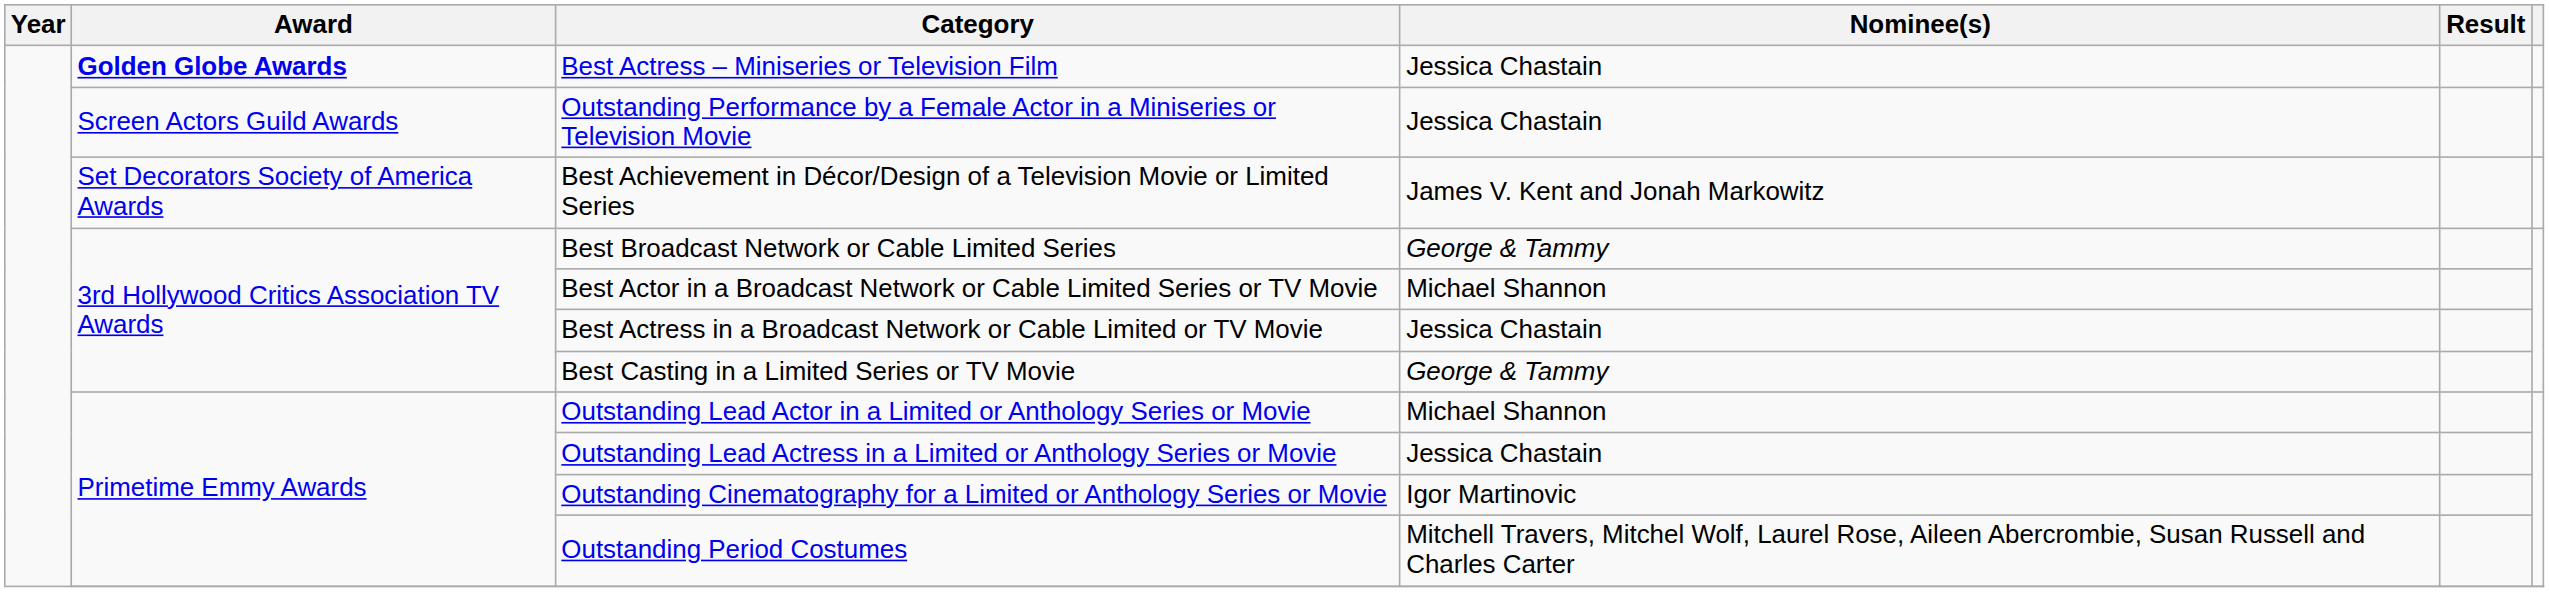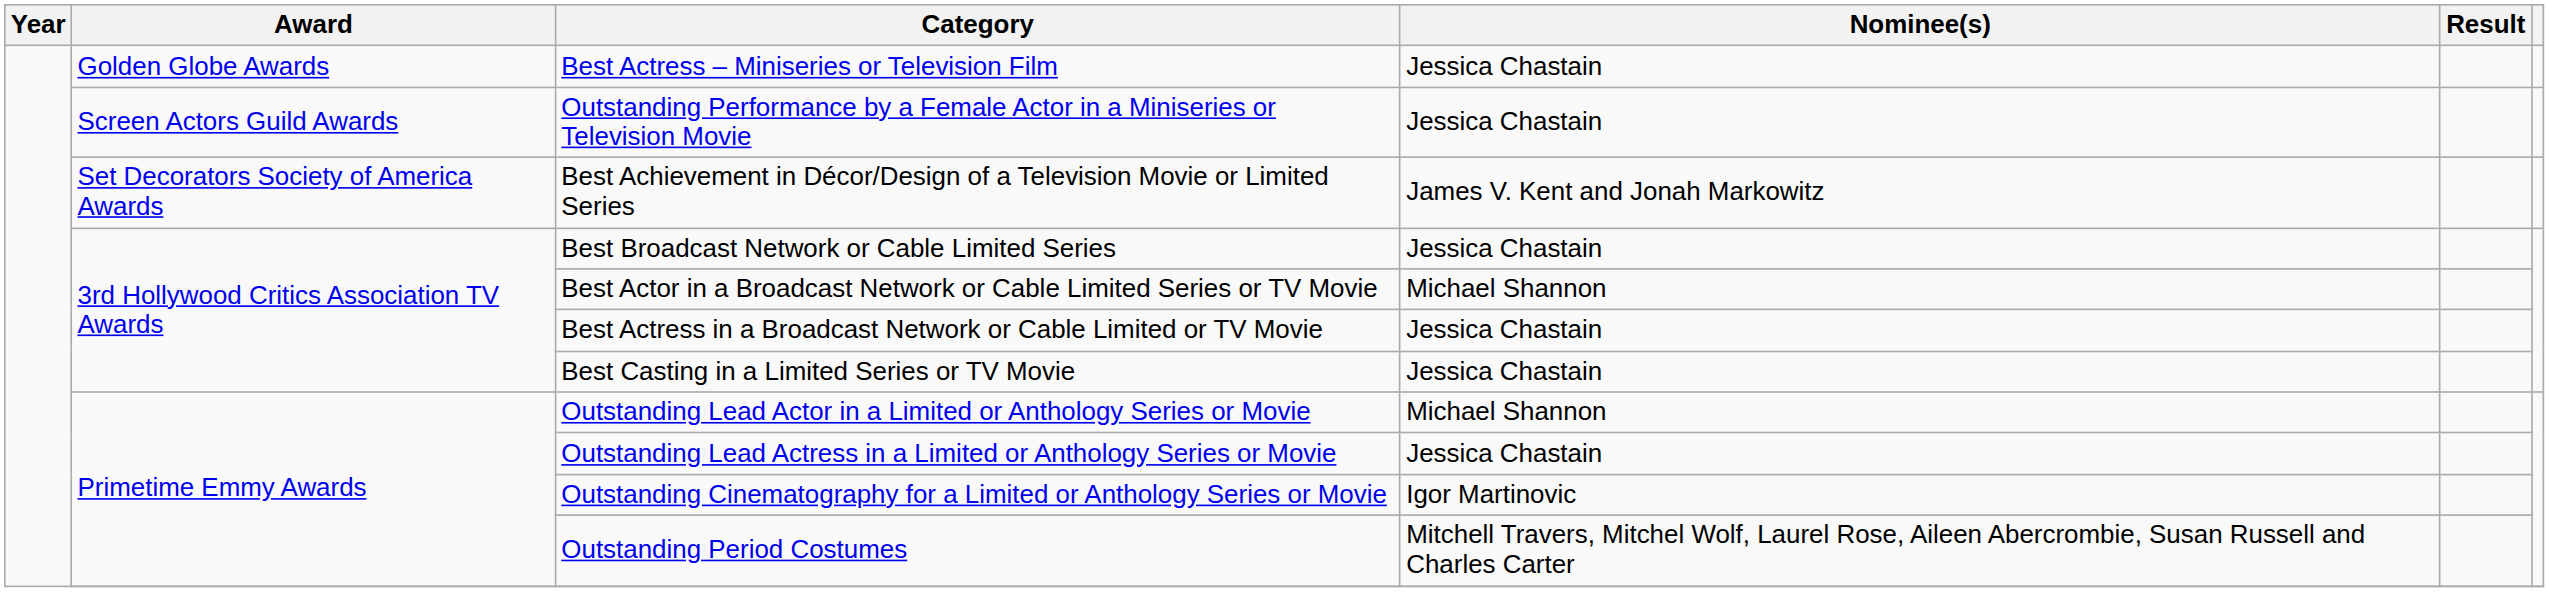(212, 66) bold -> (203, 66) normal
(1507, 247) George & Tammy -> (1504, 247) Jessica Chastain
(1507, 371) George & Tammy -> (1504, 371) Jessica Chastain
